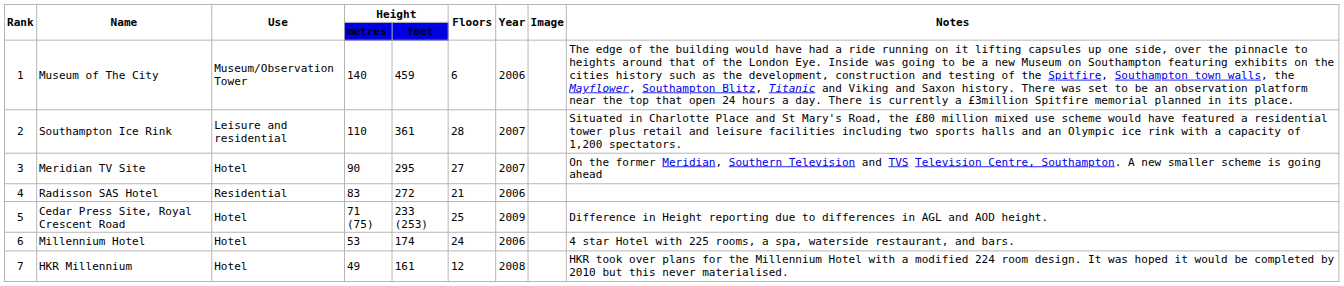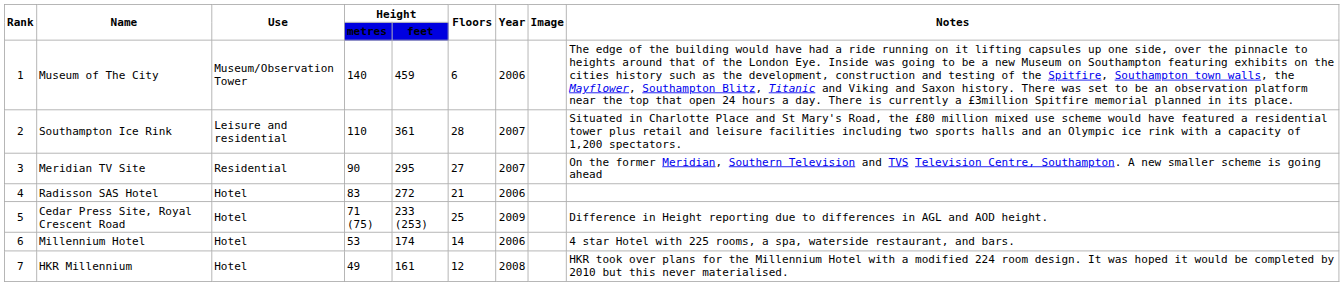(231, 168) Hotel -> (251, 168) Residential
(251, 193) Residential -> (231, 193) Hotel
(458, 241) 24 -> (458, 241) 14
